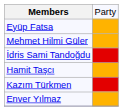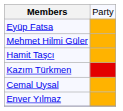- row: (48, 56)
+ row: (33, 85)
